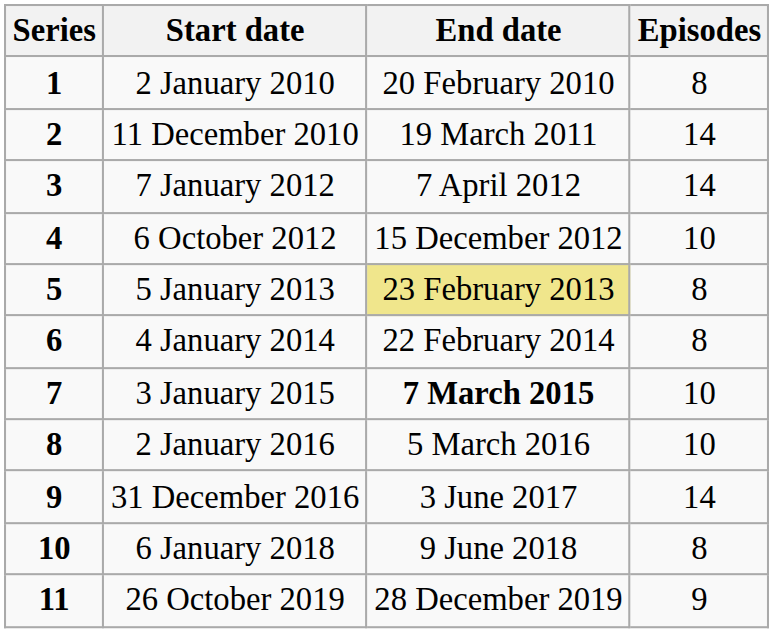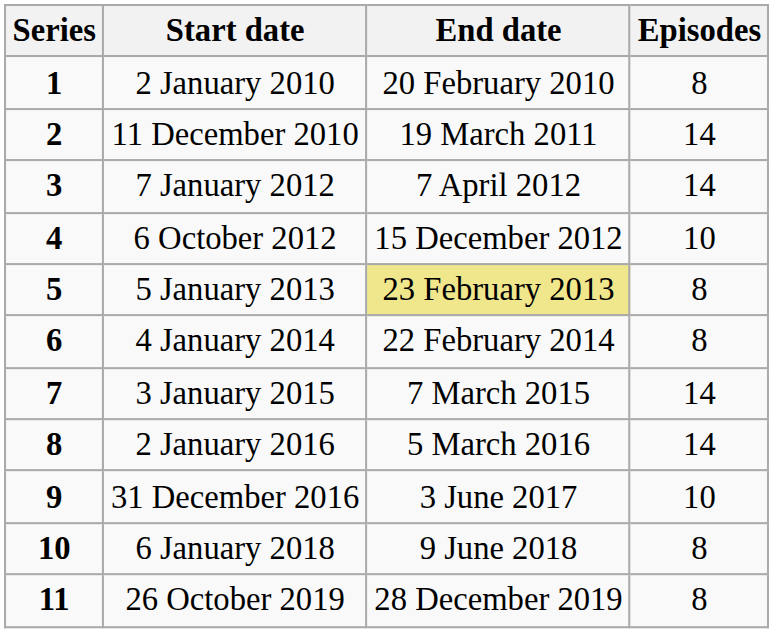(499, 392) bold -> (499, 392) normal
(699, 392) 10 -> (699, 392) 14
(699, 444) 10 -> (699, 444) 14
(699, 496) 14 -> (699, 496) 10
(699, 599) 9 -> (699, 599) 8
